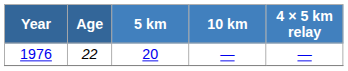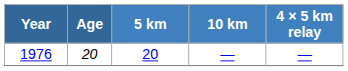(90, 55) 22 -> (90, 55) 20
